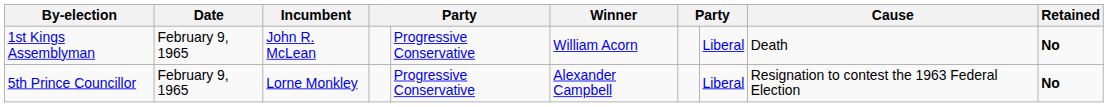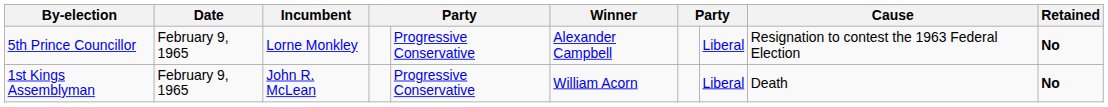rows swapped: (72, 83) <-> (51, 45)
